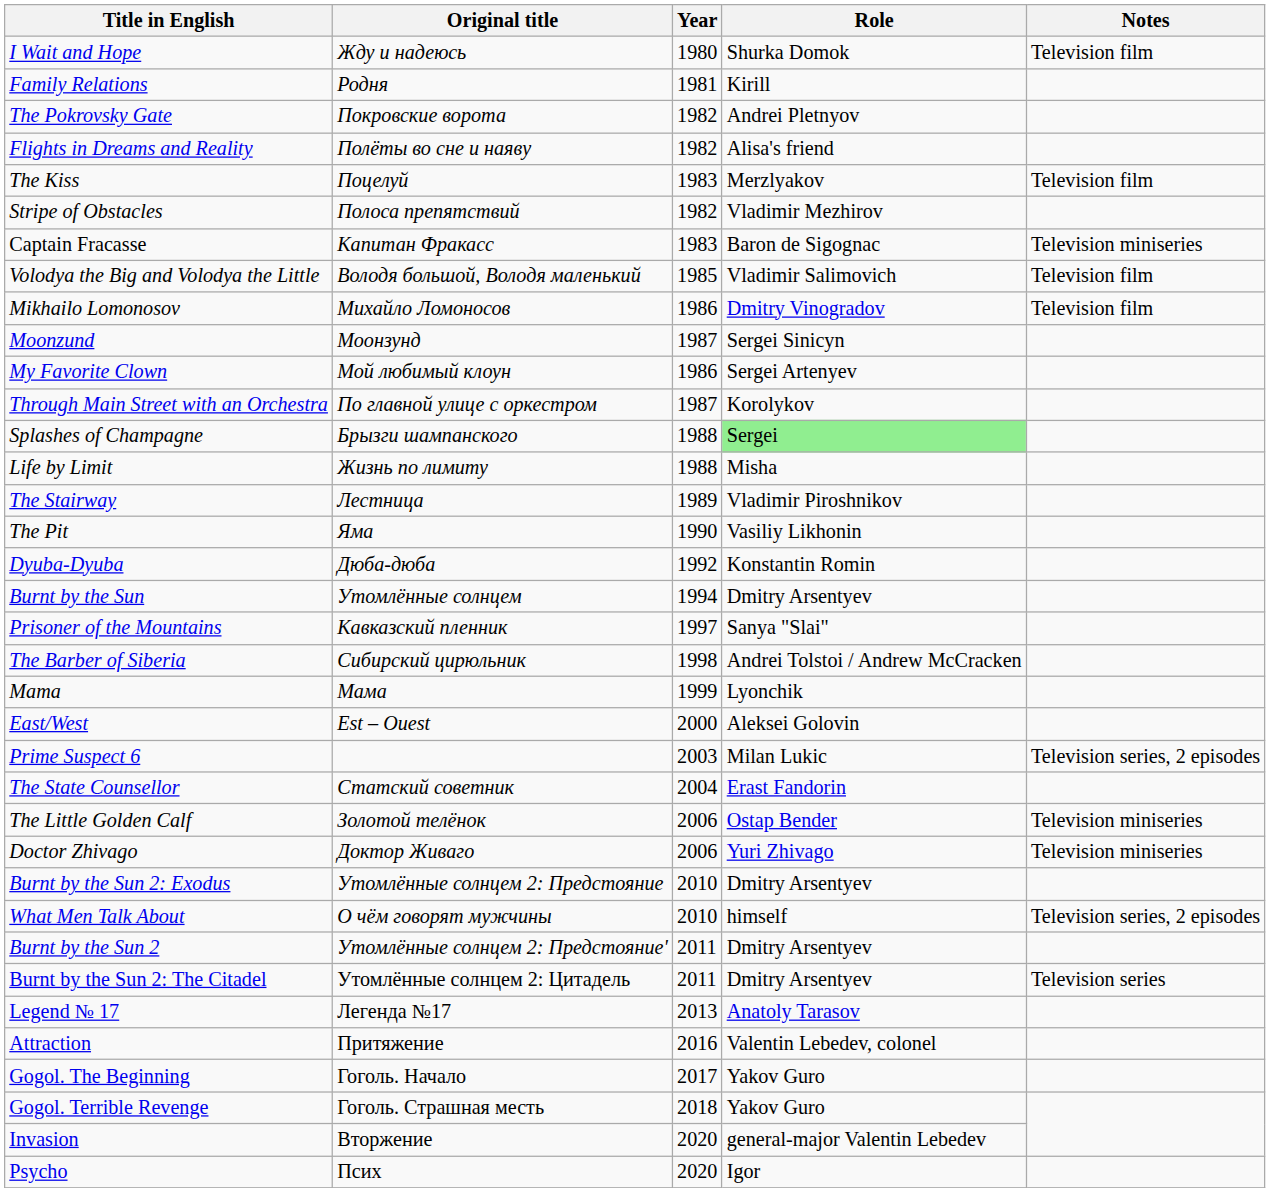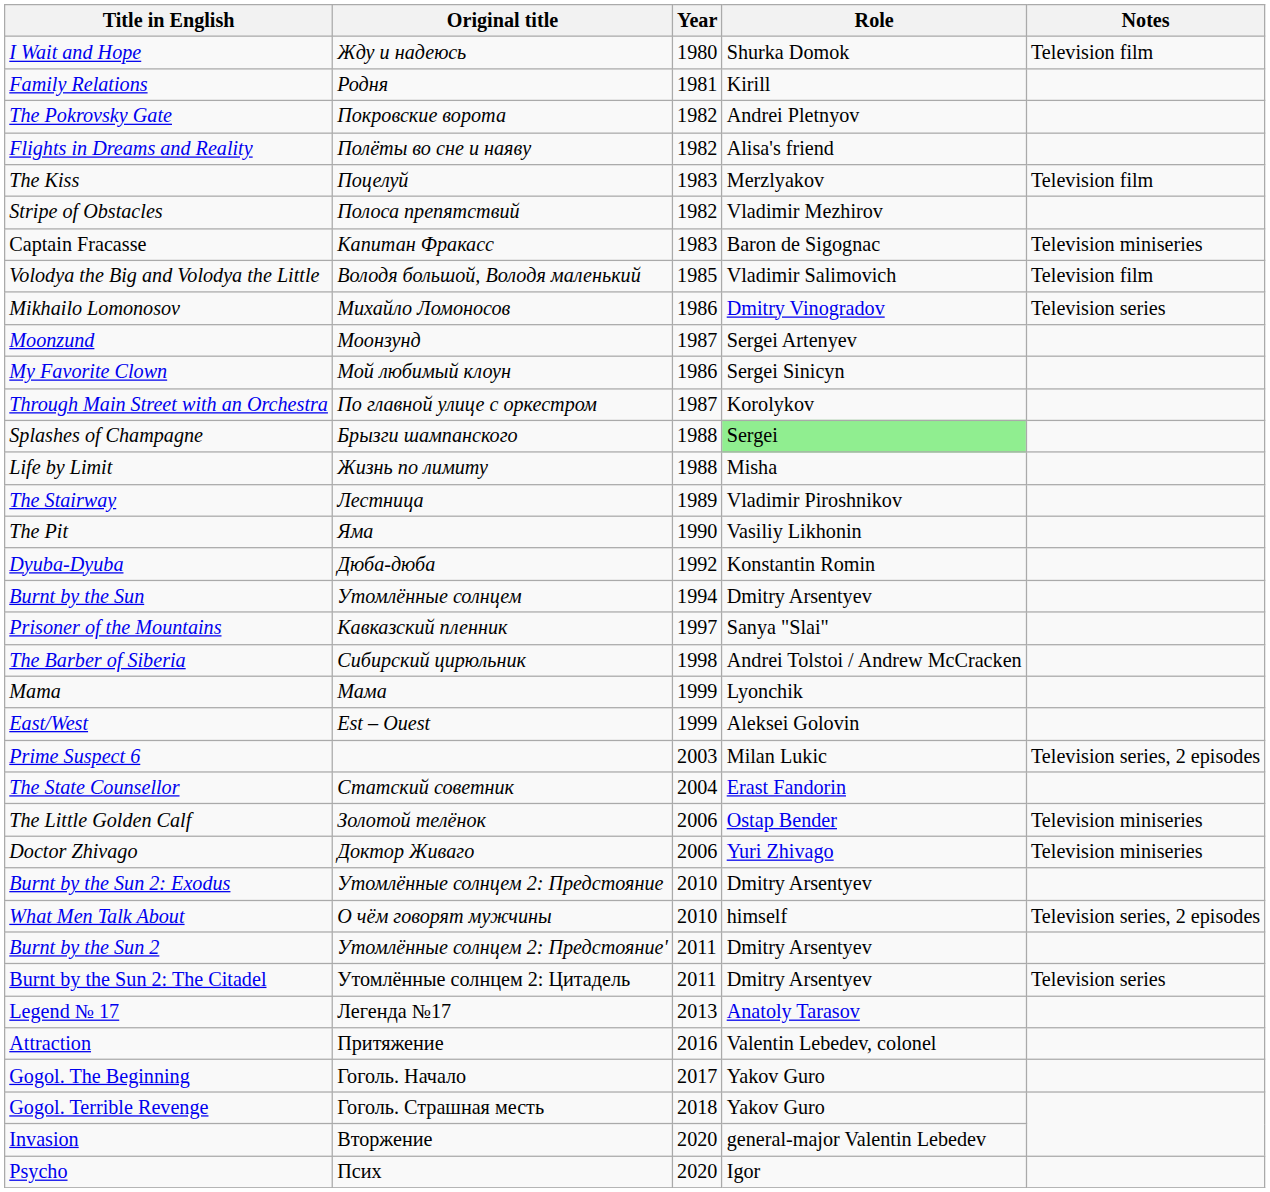(1092, 308) Television film -> (1098, 308) Television series
(786, 340) Sergei Sinicyn -> (792, 340) Sergei Artenyev
(792, 372) Sergei Artenyev -> (786, 372) Sergei Sinicyn
(697, 723) 2000 -> (697, 723) 1999
